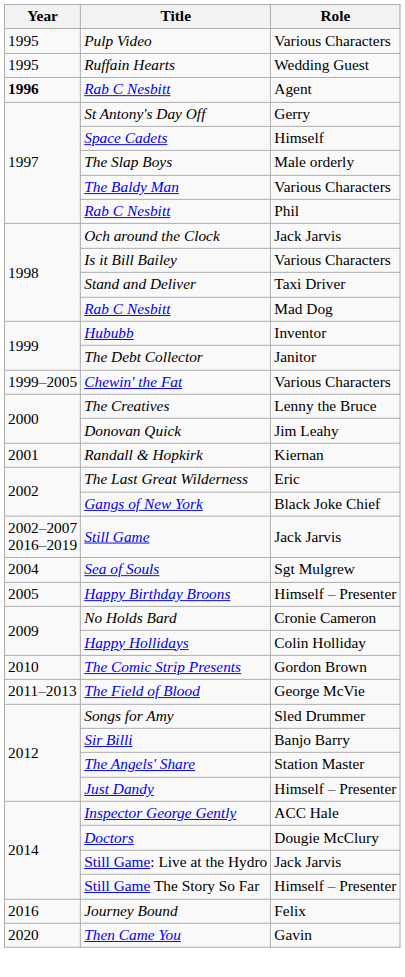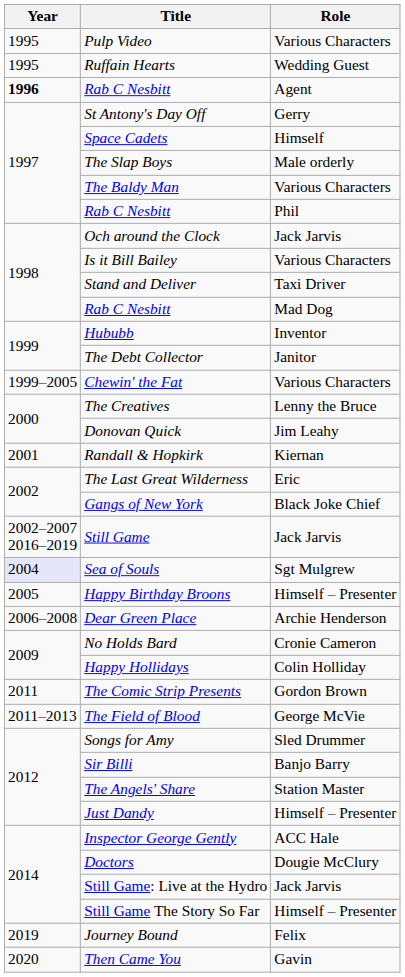(23, 569) no background -> (23, 569) lavender background
+ row: (140, 618)
(23, 667) 2010 -> (23, 691) 2011
(23, 910) 2016 -> (23, 935) 2019
